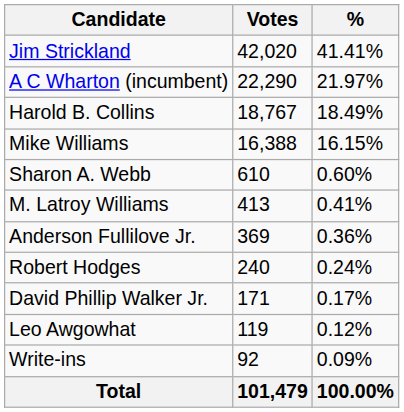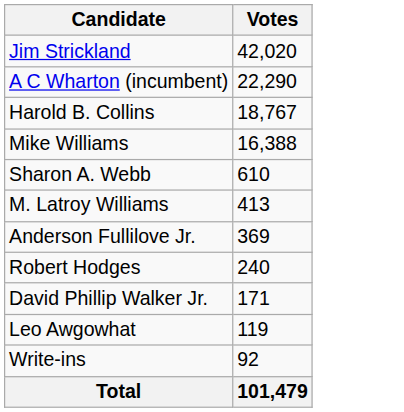- column: (355, 19)
